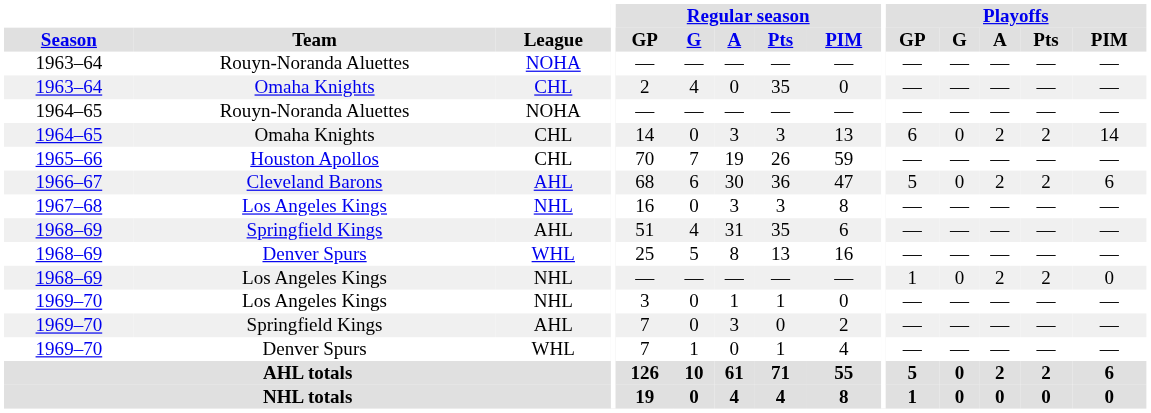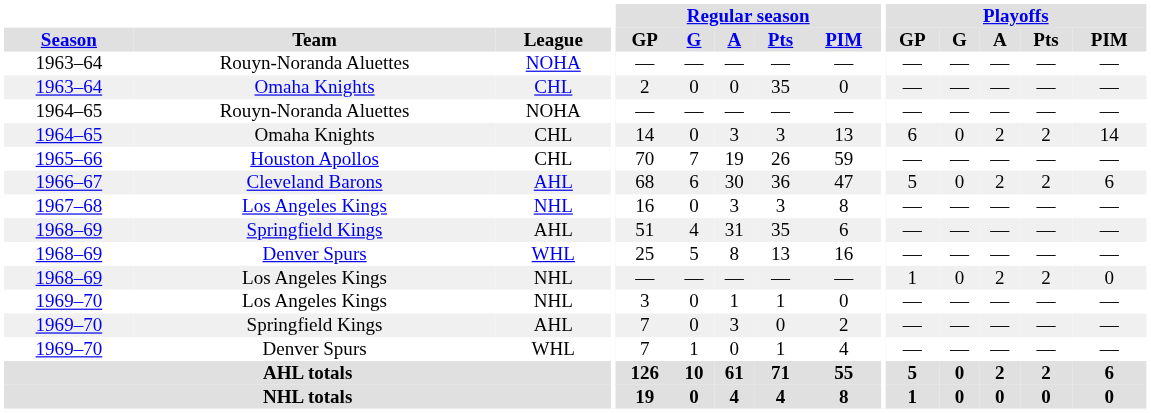(694, 87) 4 -> (694, 87) 0
